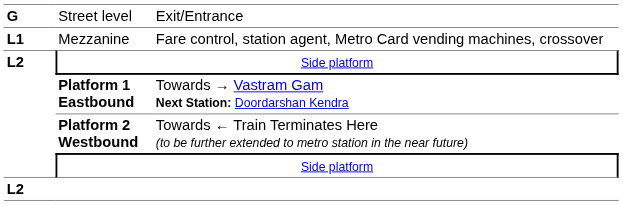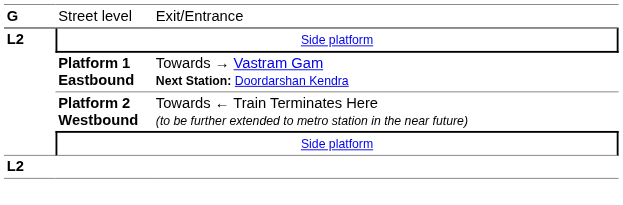- row: (94, 38)
